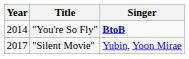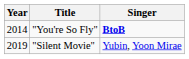(17, 45) 2017 -> (17, 45) 2019
